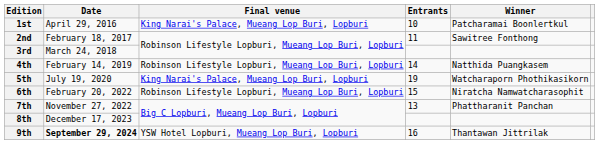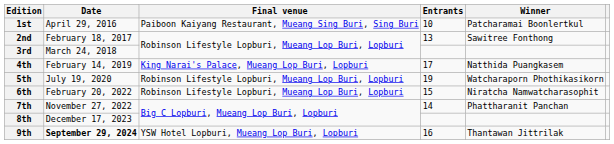(255, 25) King Narai's Palace, Mueang Lop Buri, Lopburi -> (280, 25) Paiboon Kaiyang Restaurant, Mueang Sing Buri, Sing Buri
(413, 39) 11 -> (428, 39) 13
(272, 66) Robinson Lifestyle Lopburi, Mueang Lop Buri, Lopburi -> (255, 66) King Narai's Palace, Mueang Lop Buri, Lopburi
(413, 66) 14 -> (428, 66) 17
(255, 79) King Narai's Palace, Mueang Lop Buri, Lopburi -> (272, 79) Robinson Lifestyle Lopburi, Mueang Lop Buri, Lopburi
(413, 106) 13 -> (428, 106) 14
